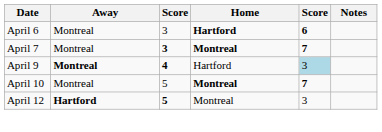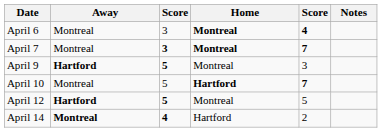(215, 30) Hartford -> (215, 30) Montreal
(305, 30) 6 -> (305, 30) 4
(75, 65) Montreal -> (75, 65) Hartford
(165, 65) 4 -> (165, 65) 5
(212, 65) Hartford -> (213, 65) Montreal
(305, 65) lightblue background -> (305, 65) no background
(215, 83) Montreal -> (215, 83) Hartford
(305, 100) 3 -> (305, 100) 5
+ row: (25, 118)
